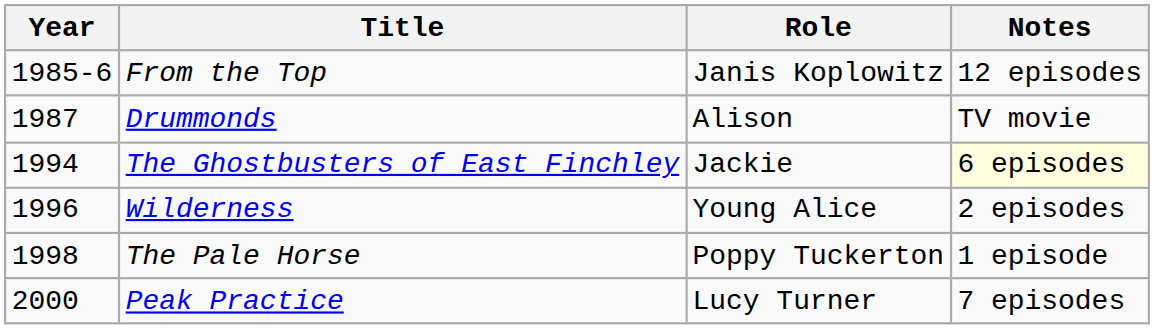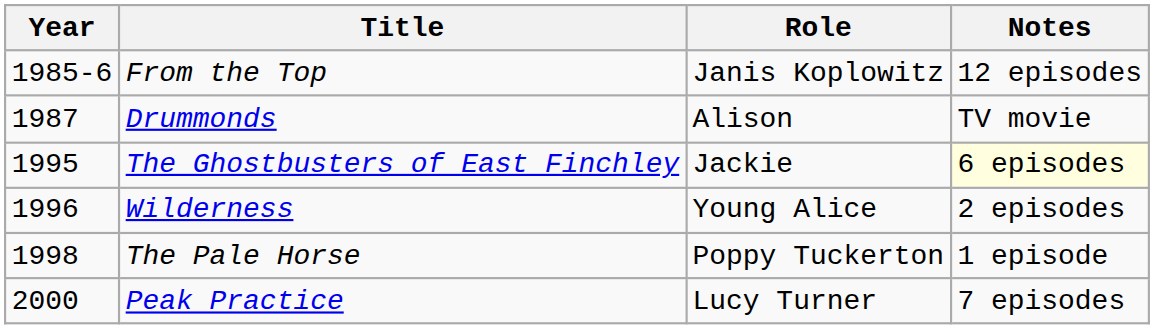(45, 165) 1994 -> (45, 165) 1995
